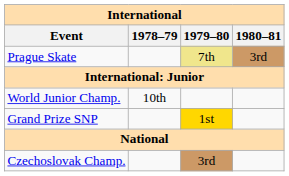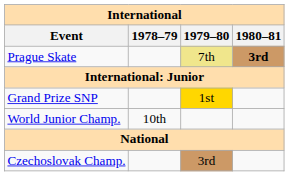(258, 56) normal -> (258, 56) bold
rows swapped: (64, 98) <-> (53, 118)
